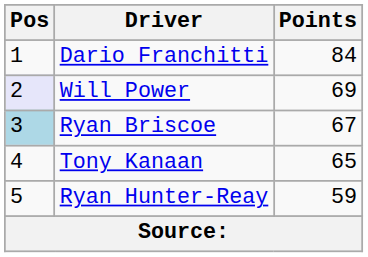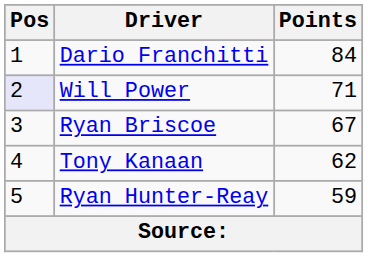(344, 93) 69 -> (344, 93) 71
(17, 128) lightblue background -> (17, 128) no background
(344, 163) 65 -> (344, 163) 62
